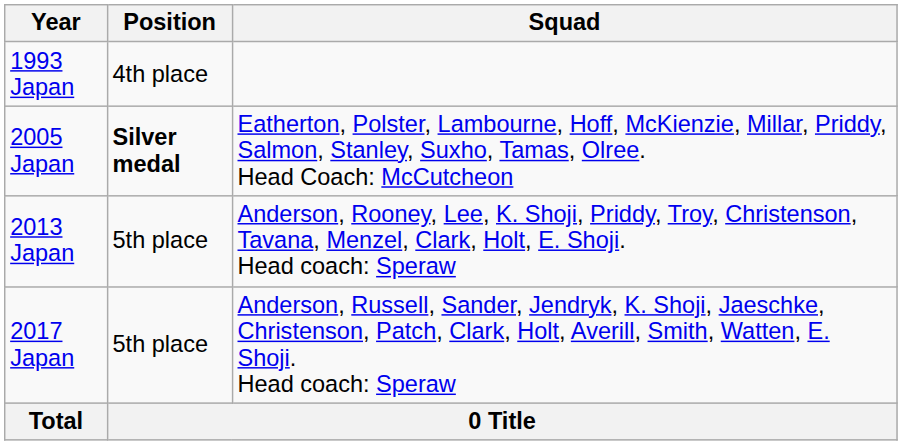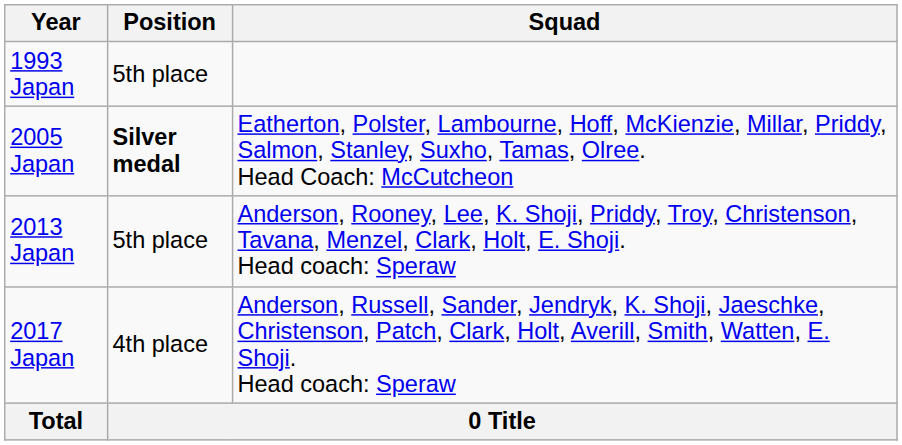(160, 73) 4th place -> (160, 73) 5th place
(160, 344) 5th place -> (160, 344) 4th place
